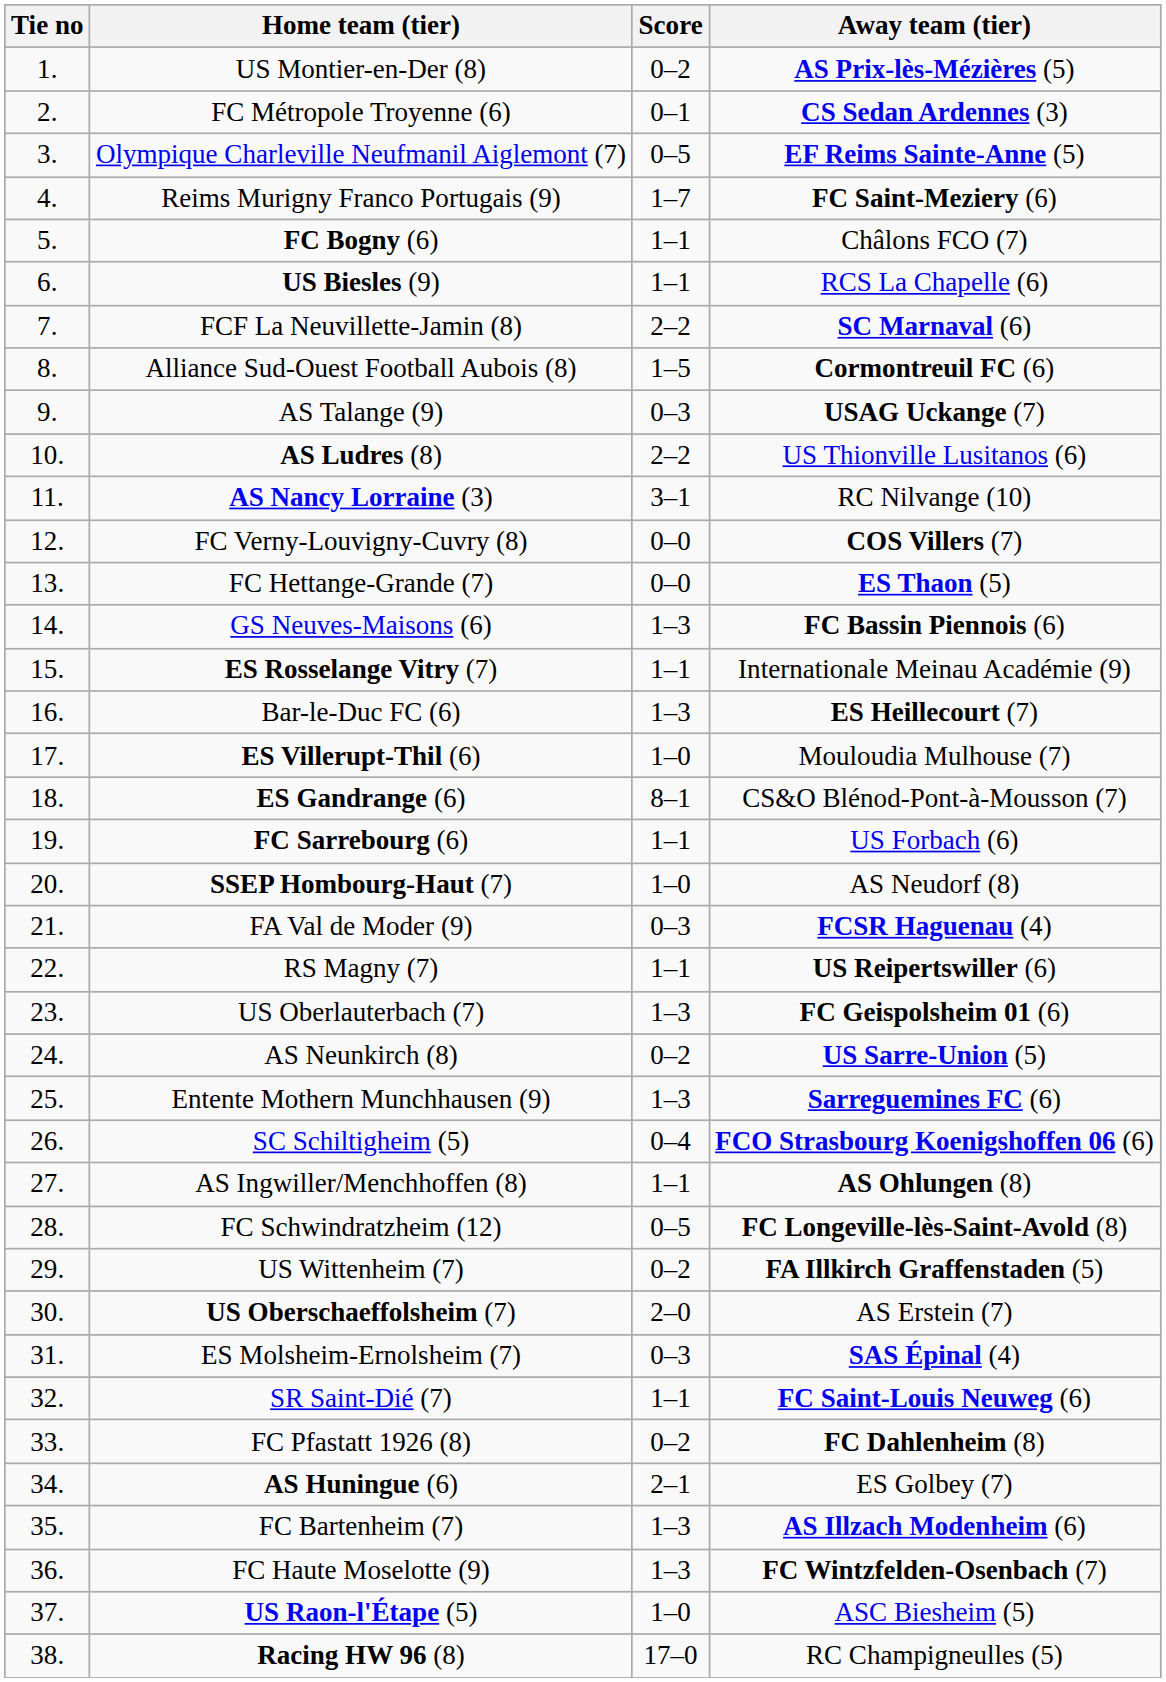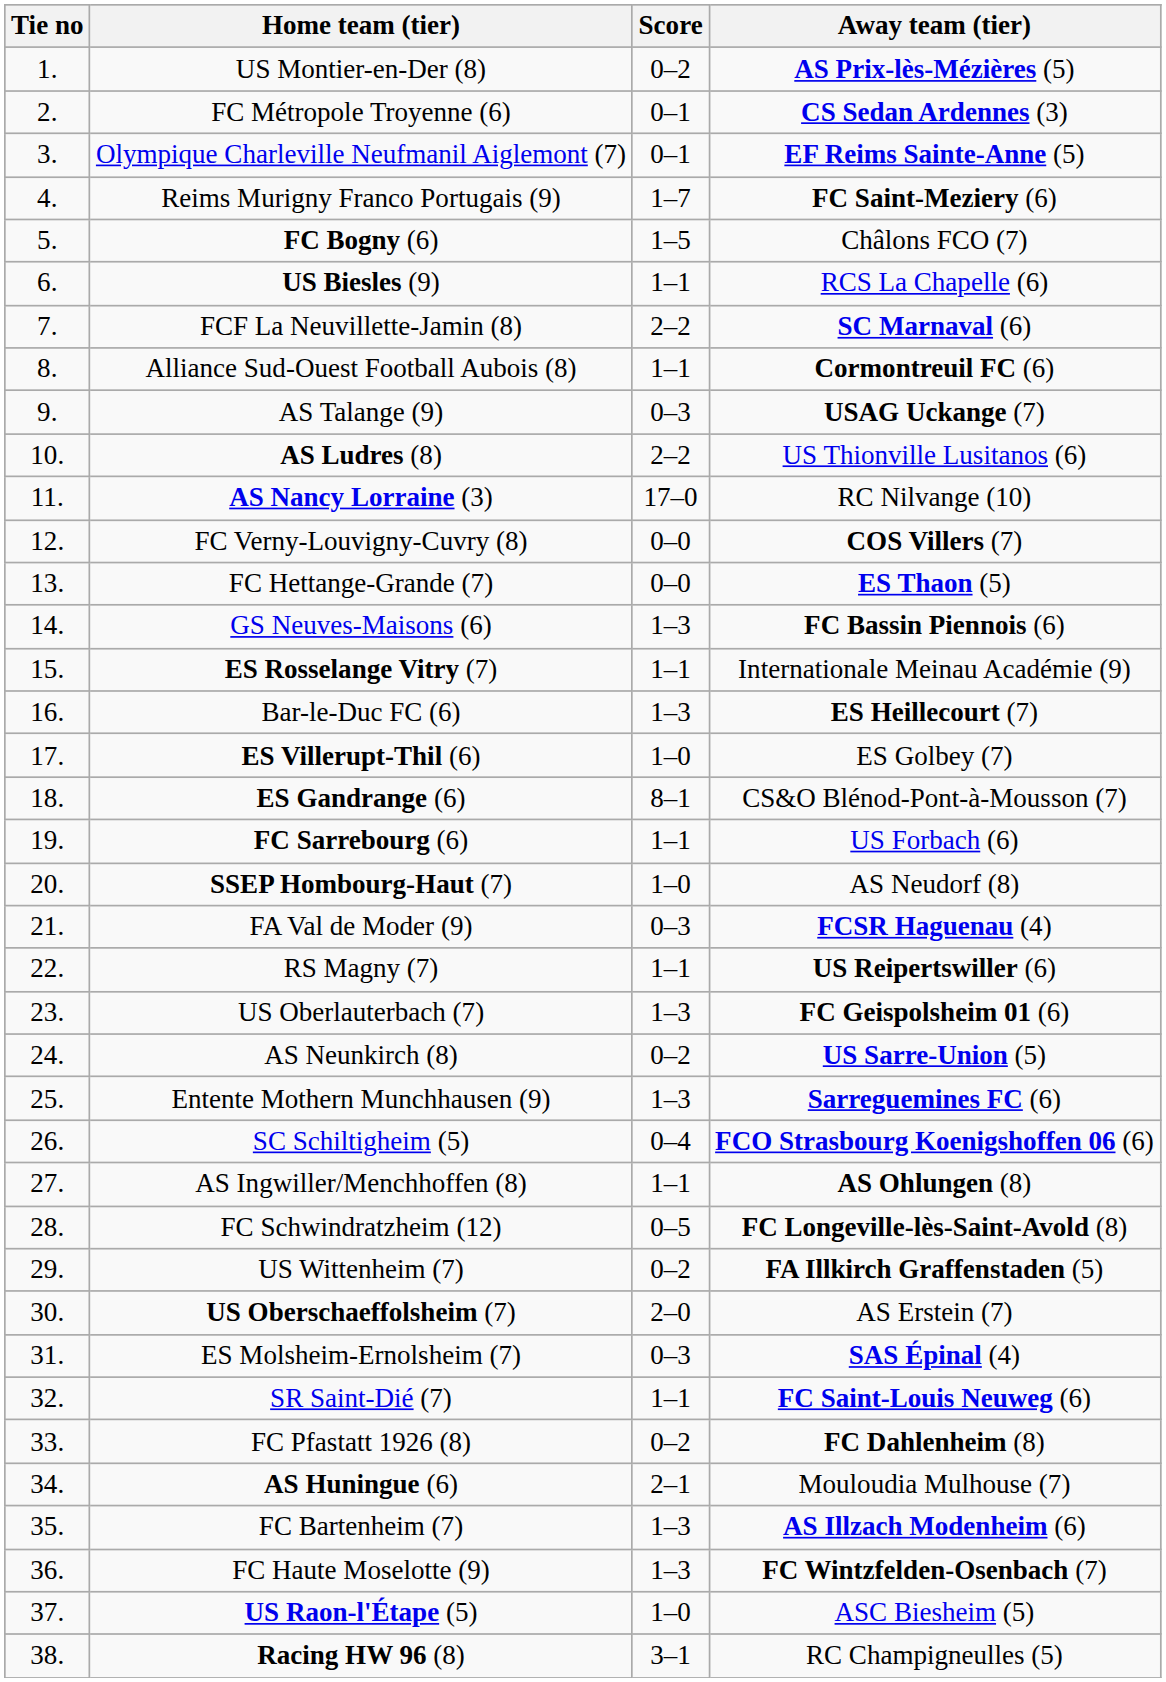(671, 154) 0–5 -> (671, 154) 0–1
(671, 240) 1–1 -> (671, 240) 1–5
(671, 369) 1–5 -> (671, 369) 1–1
(671, 497) 3–1 -> (671, 497) 17–0
(934, 754) Mouloudia Mulhouse (7) -> (934, 754) ES Golbey (7)
(934, 1483) ES Golbey (7) -> (934, 1483) Mouloudia Mulhouse (7)
(671, 1655) 17–0 -> (671, 1655) 3–1
